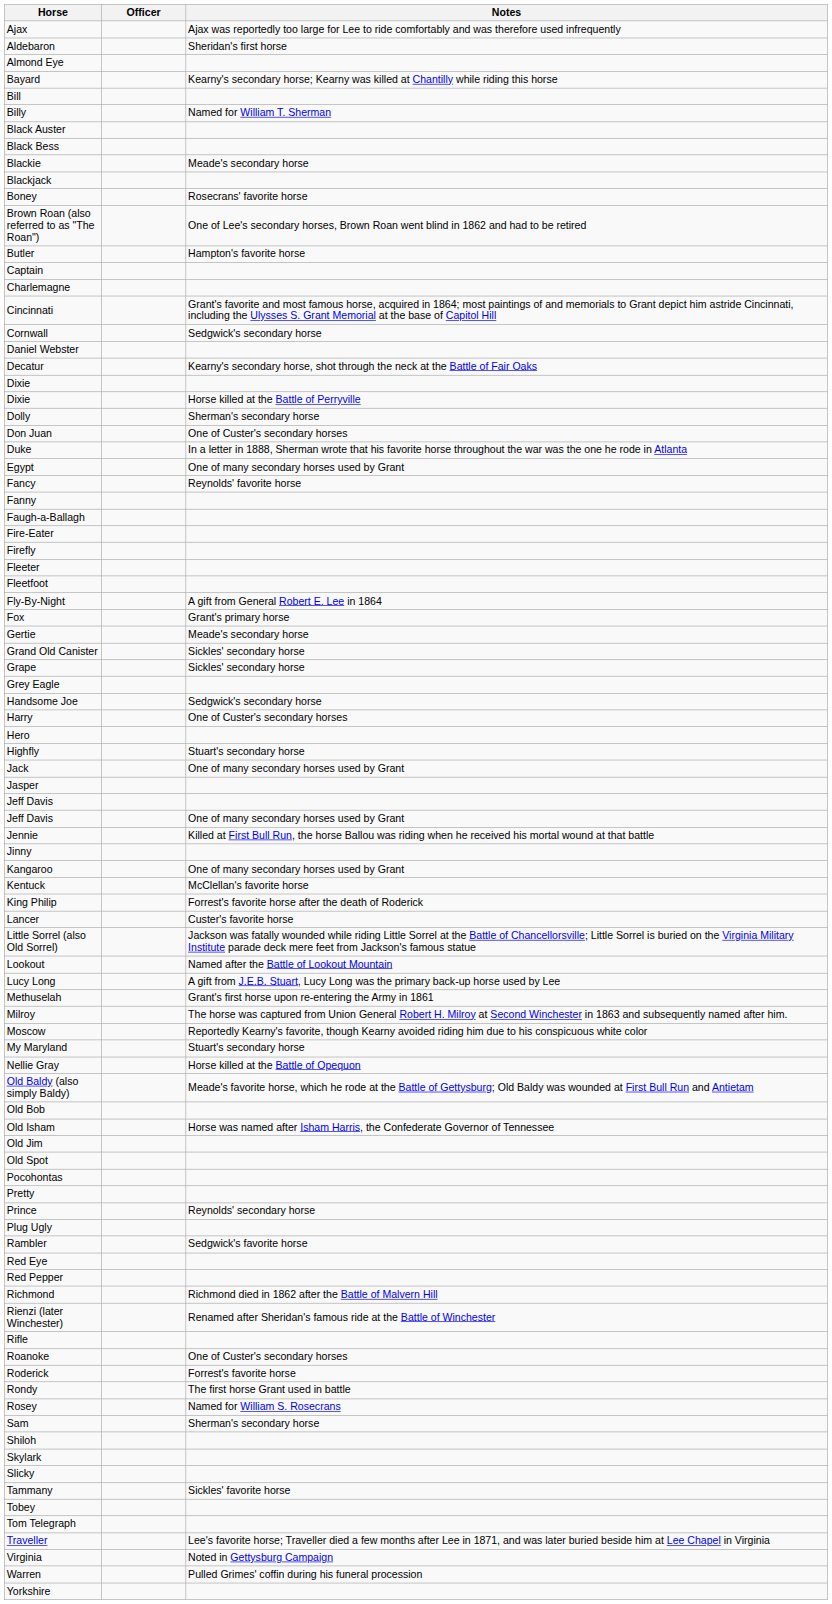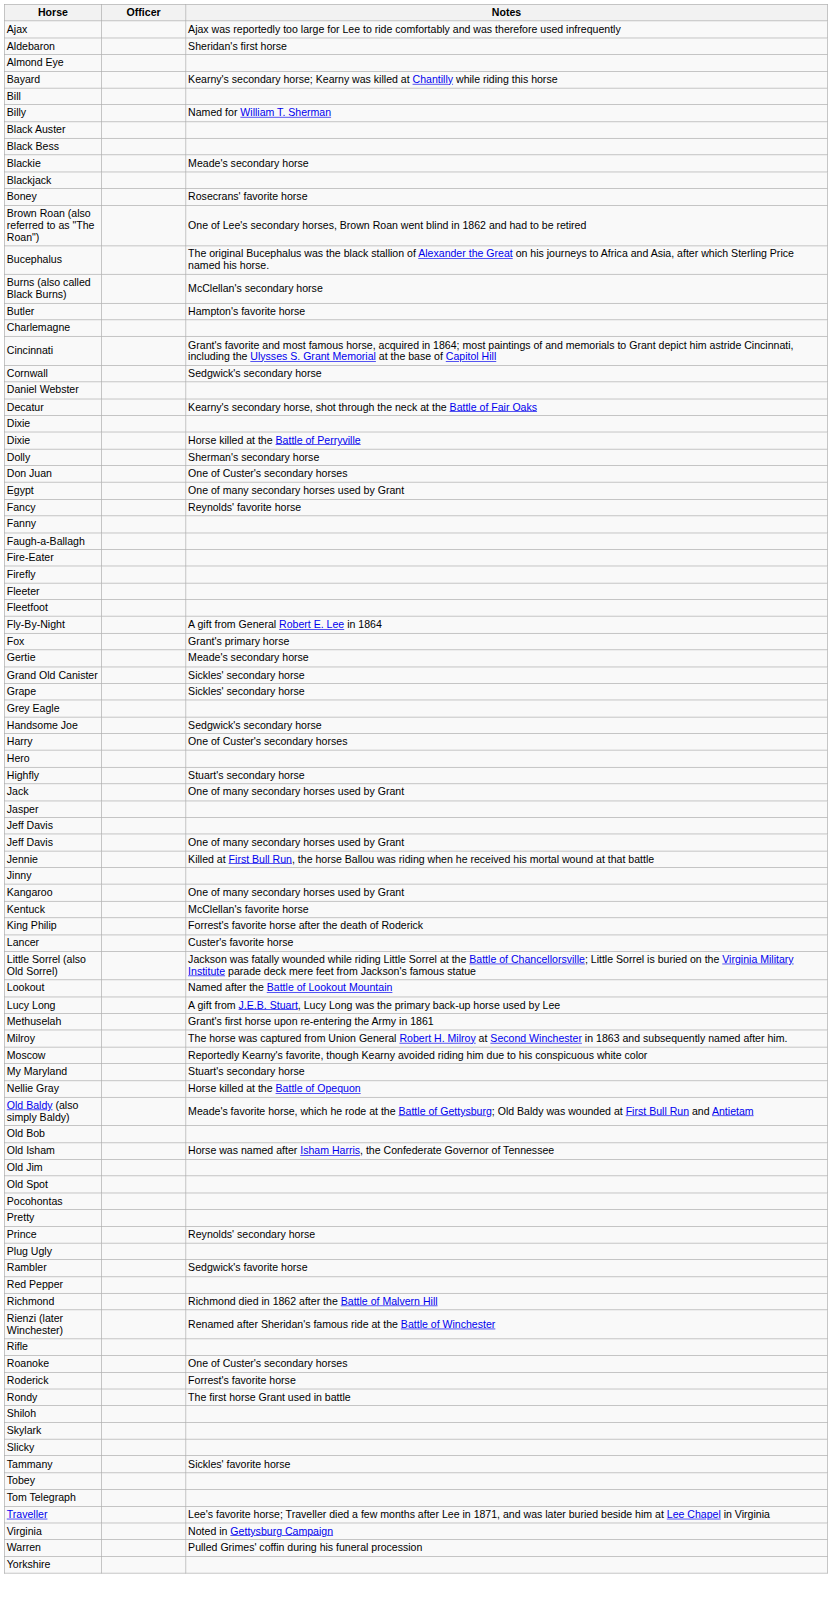+ row: (34, 260)
+ row: (49, 288)
- row: (25, 271)
- row: (19, 450)
- row: (27, 1261)
- row: (22, 1407)
- row: (18, 1423)
